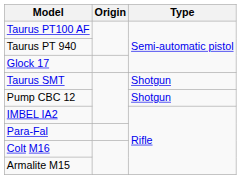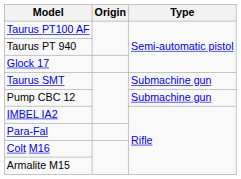(151, 81) Shotgun -> (171, 81) Submachine gun
(151, 98) Shotgun -> (171, 98) Submachine gun
